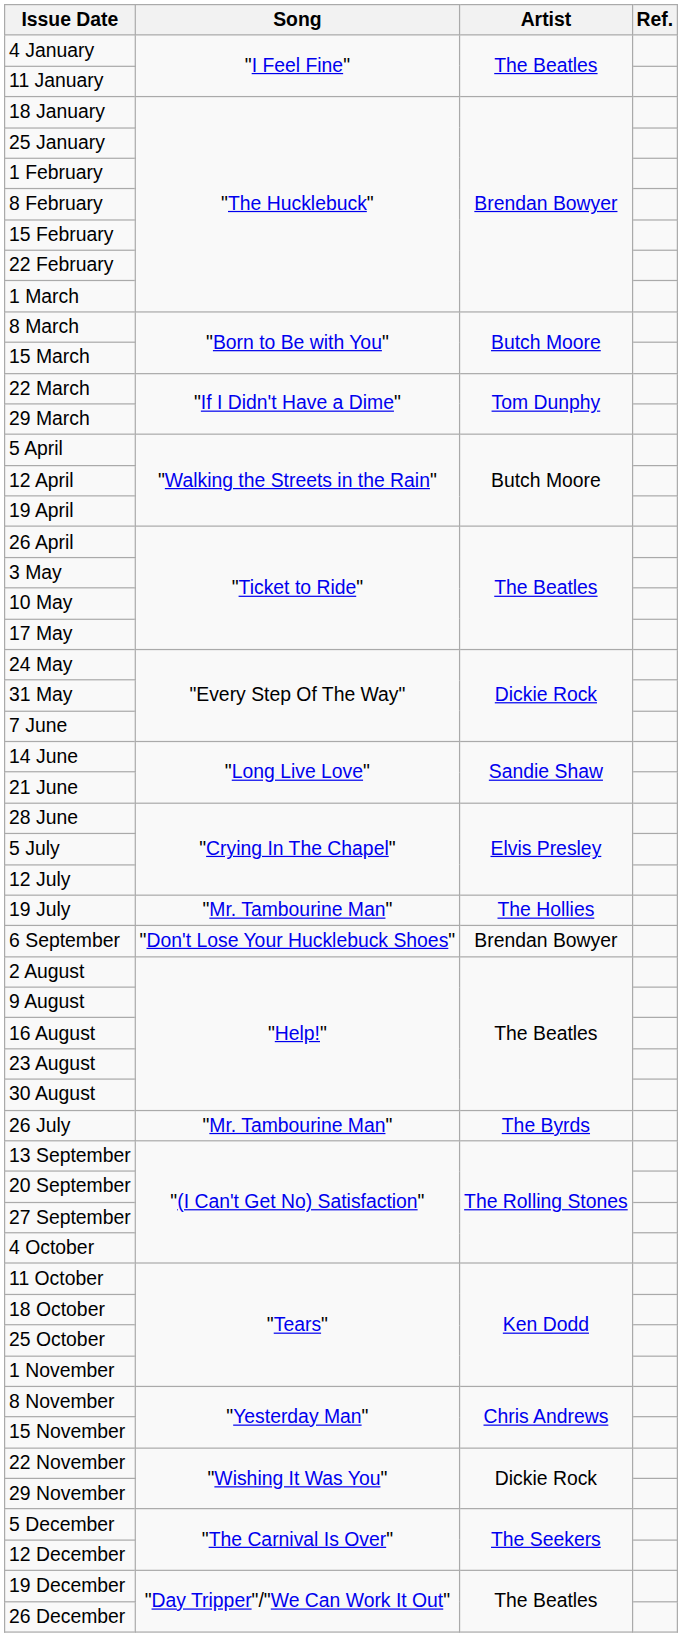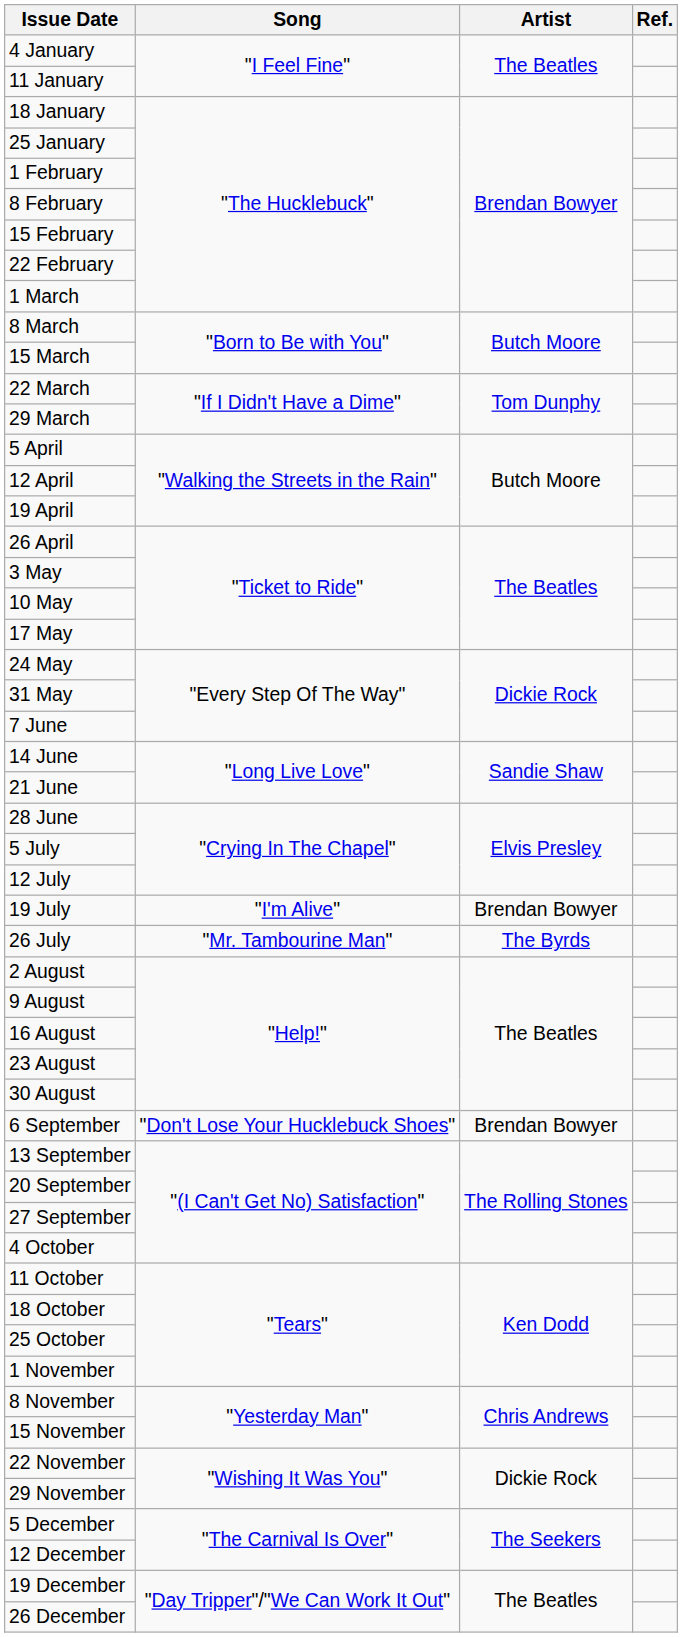(297, 910) "Mr. Tambourine Man" -> (297, 910) "I'm Alive"
(546, 910) The Hollies -> (546, 910) Brendan Bowyer
rows swapped: (40, 1125) <-> (64, 940)
